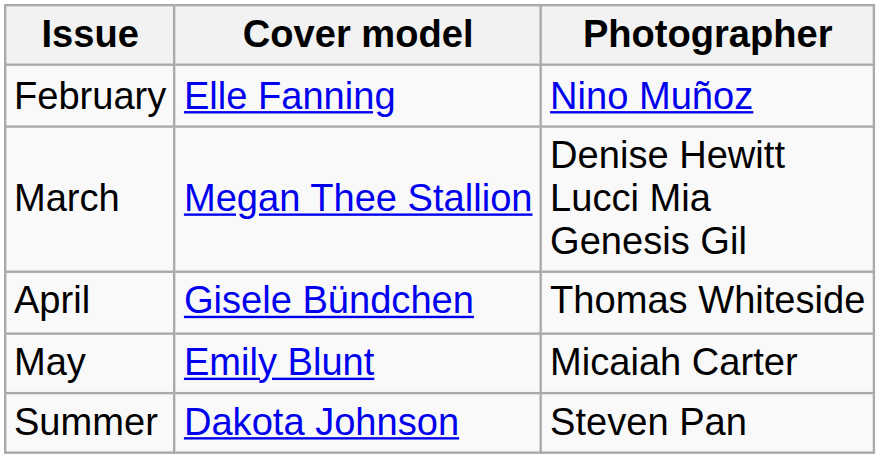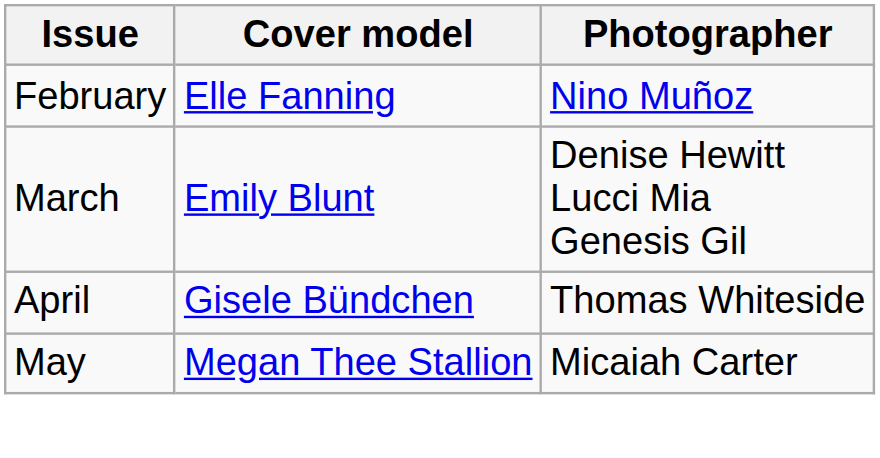(358, 198) Megan Thee Stallion -> (279, 198) Emily Blunt
(279, 361) Emily Blunt -> (358, 361) Megan Thee Stallion
- row: (86, 422)
